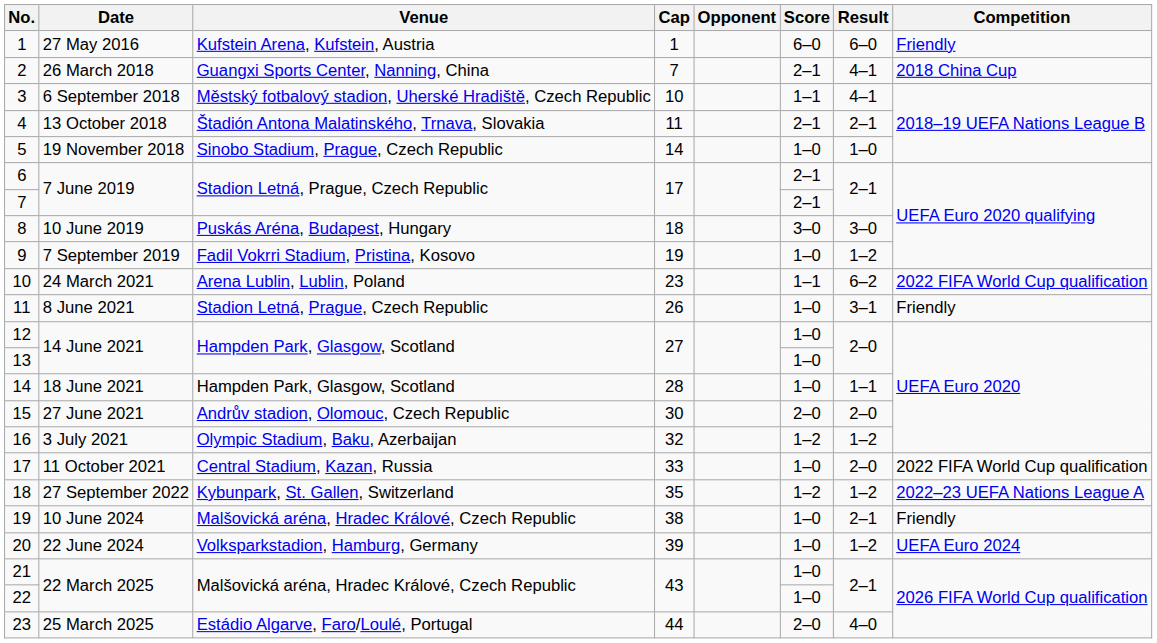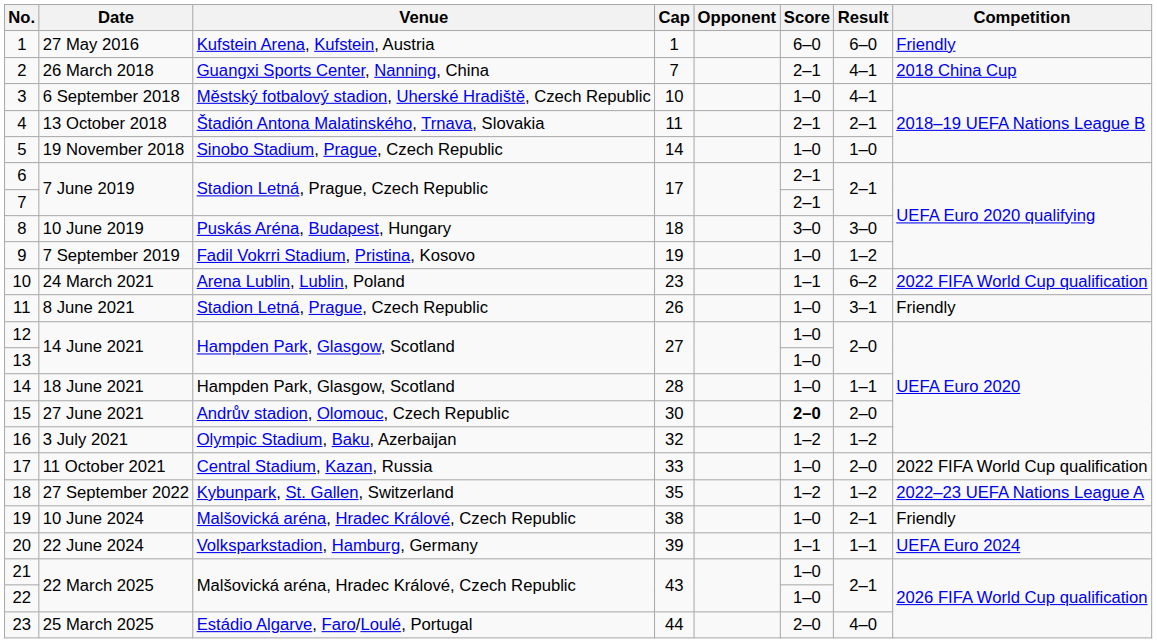(807, 96) 1–1 -> (807, 96) 1–0
(807, 413) normal -> (807, 413) bold
(807, 545) 1–0 -> (807, 545) 1–1
(863, 545) 1–2 -> (863, 545) 1–1
